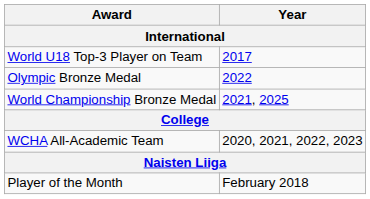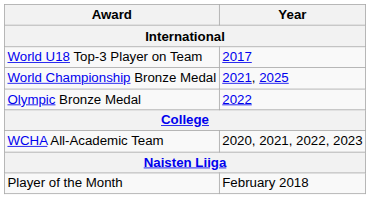rows swapped: (112, 99) <-> (74, 78)
